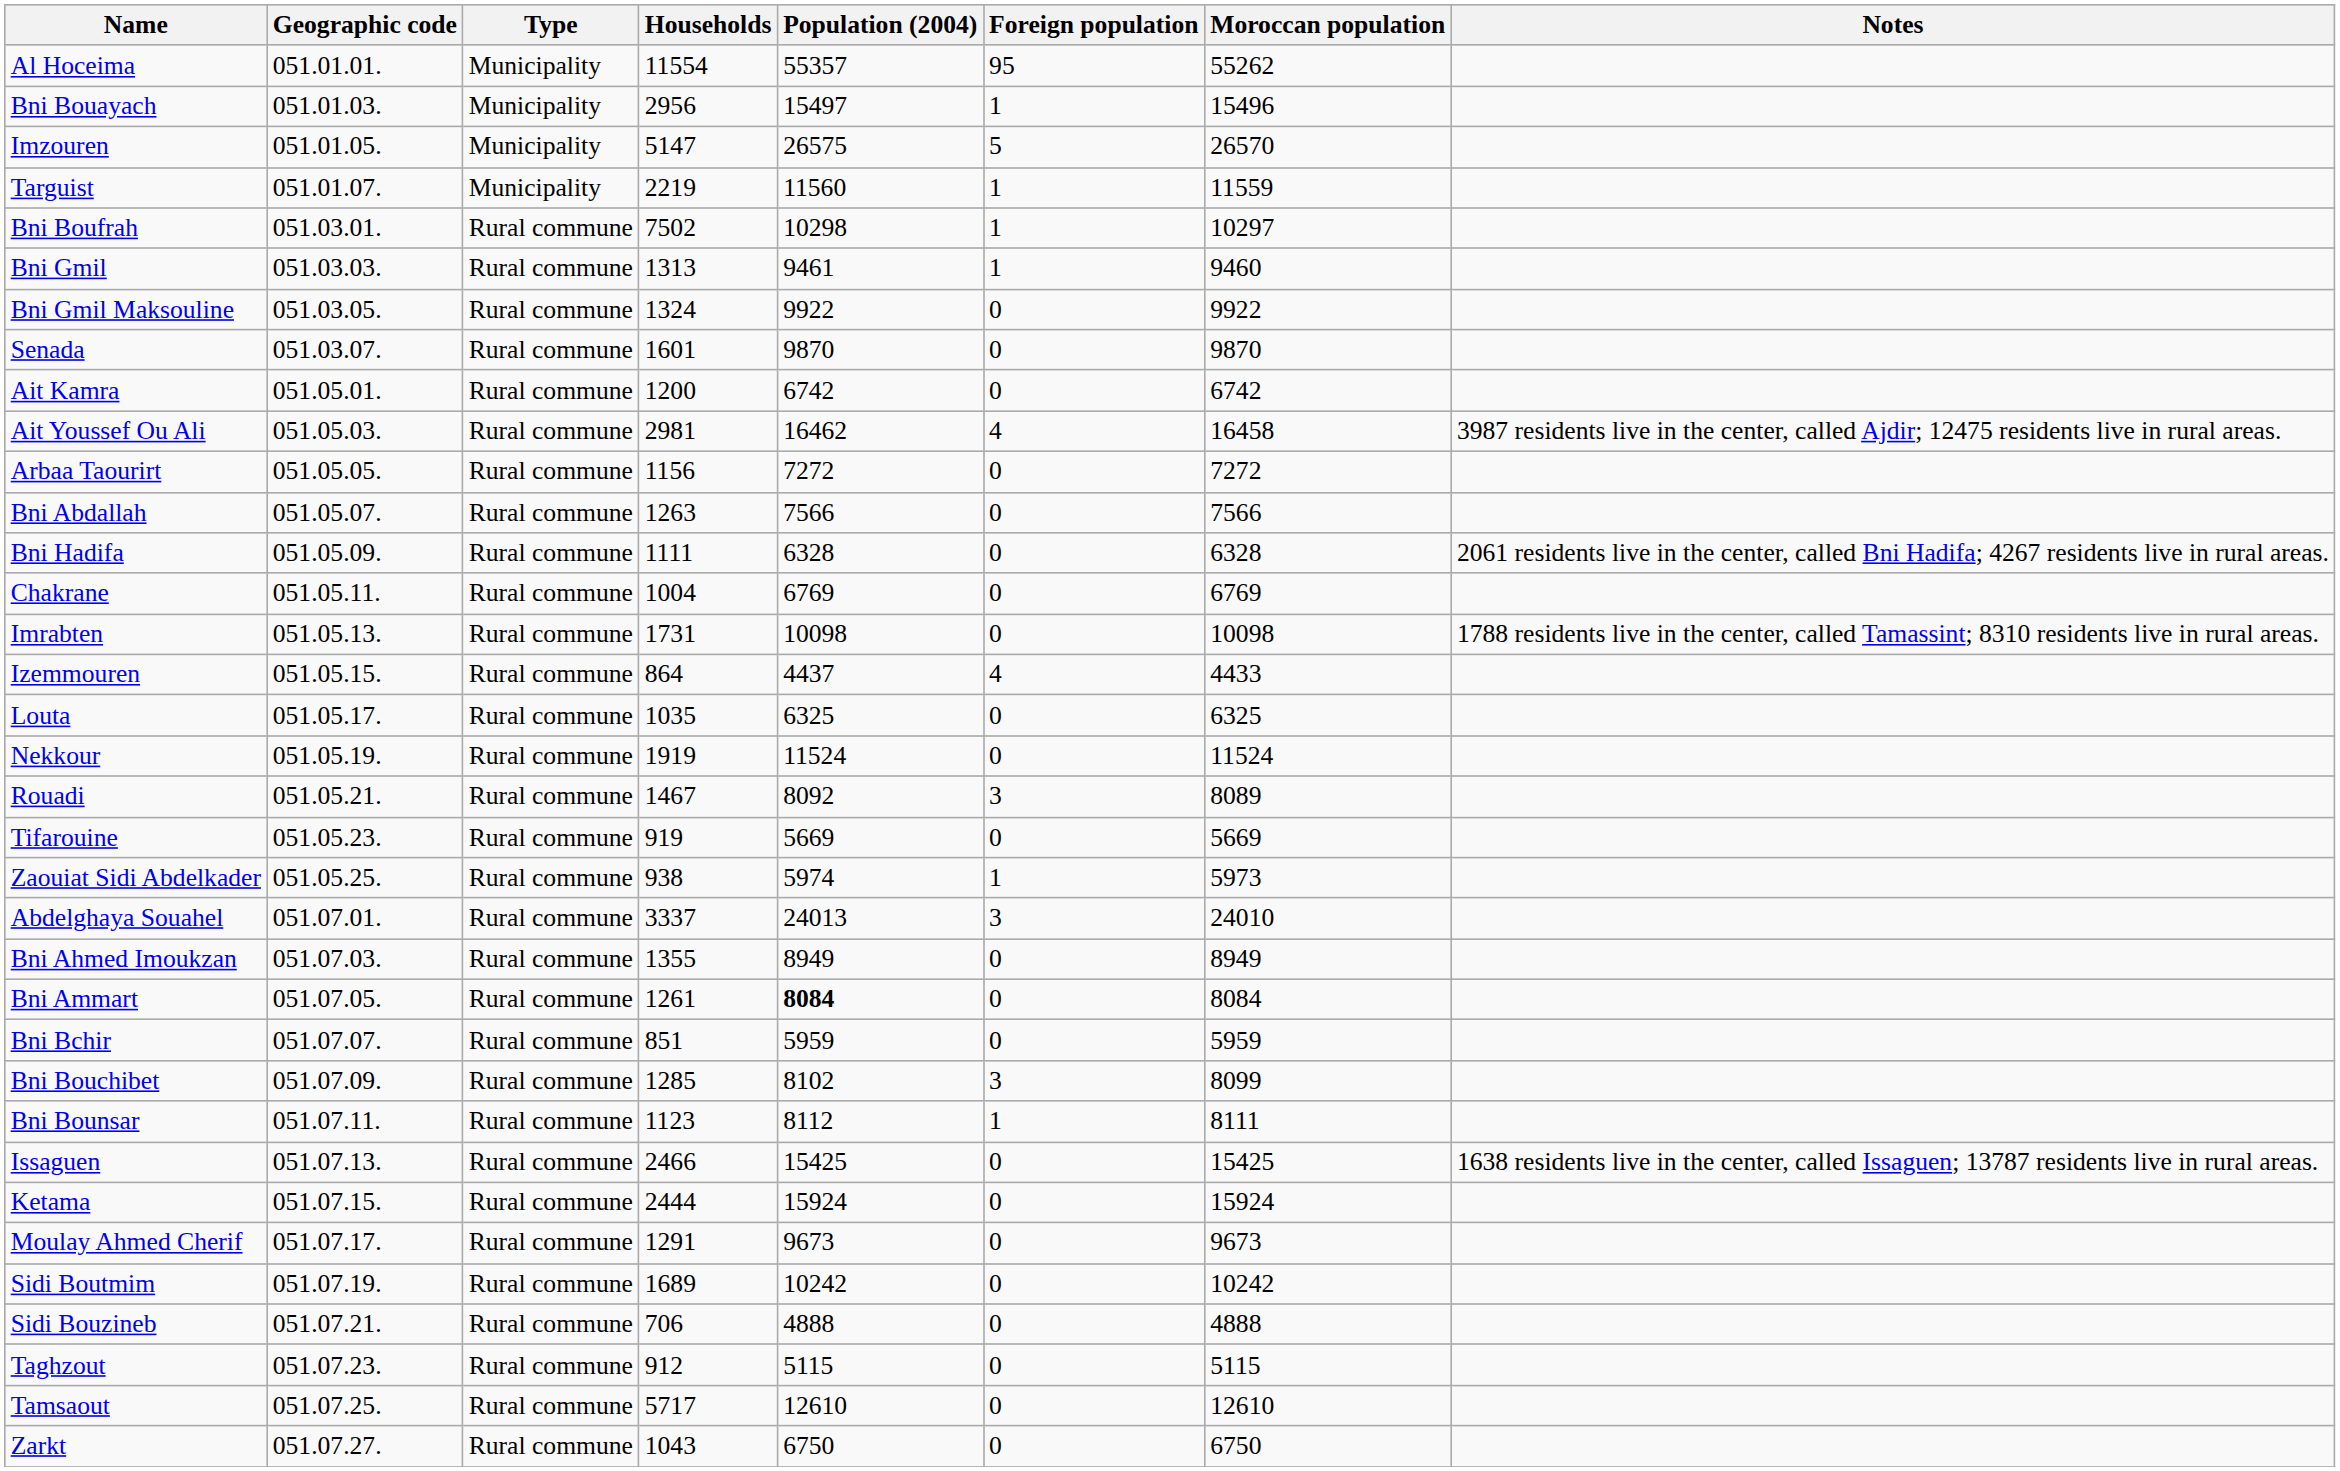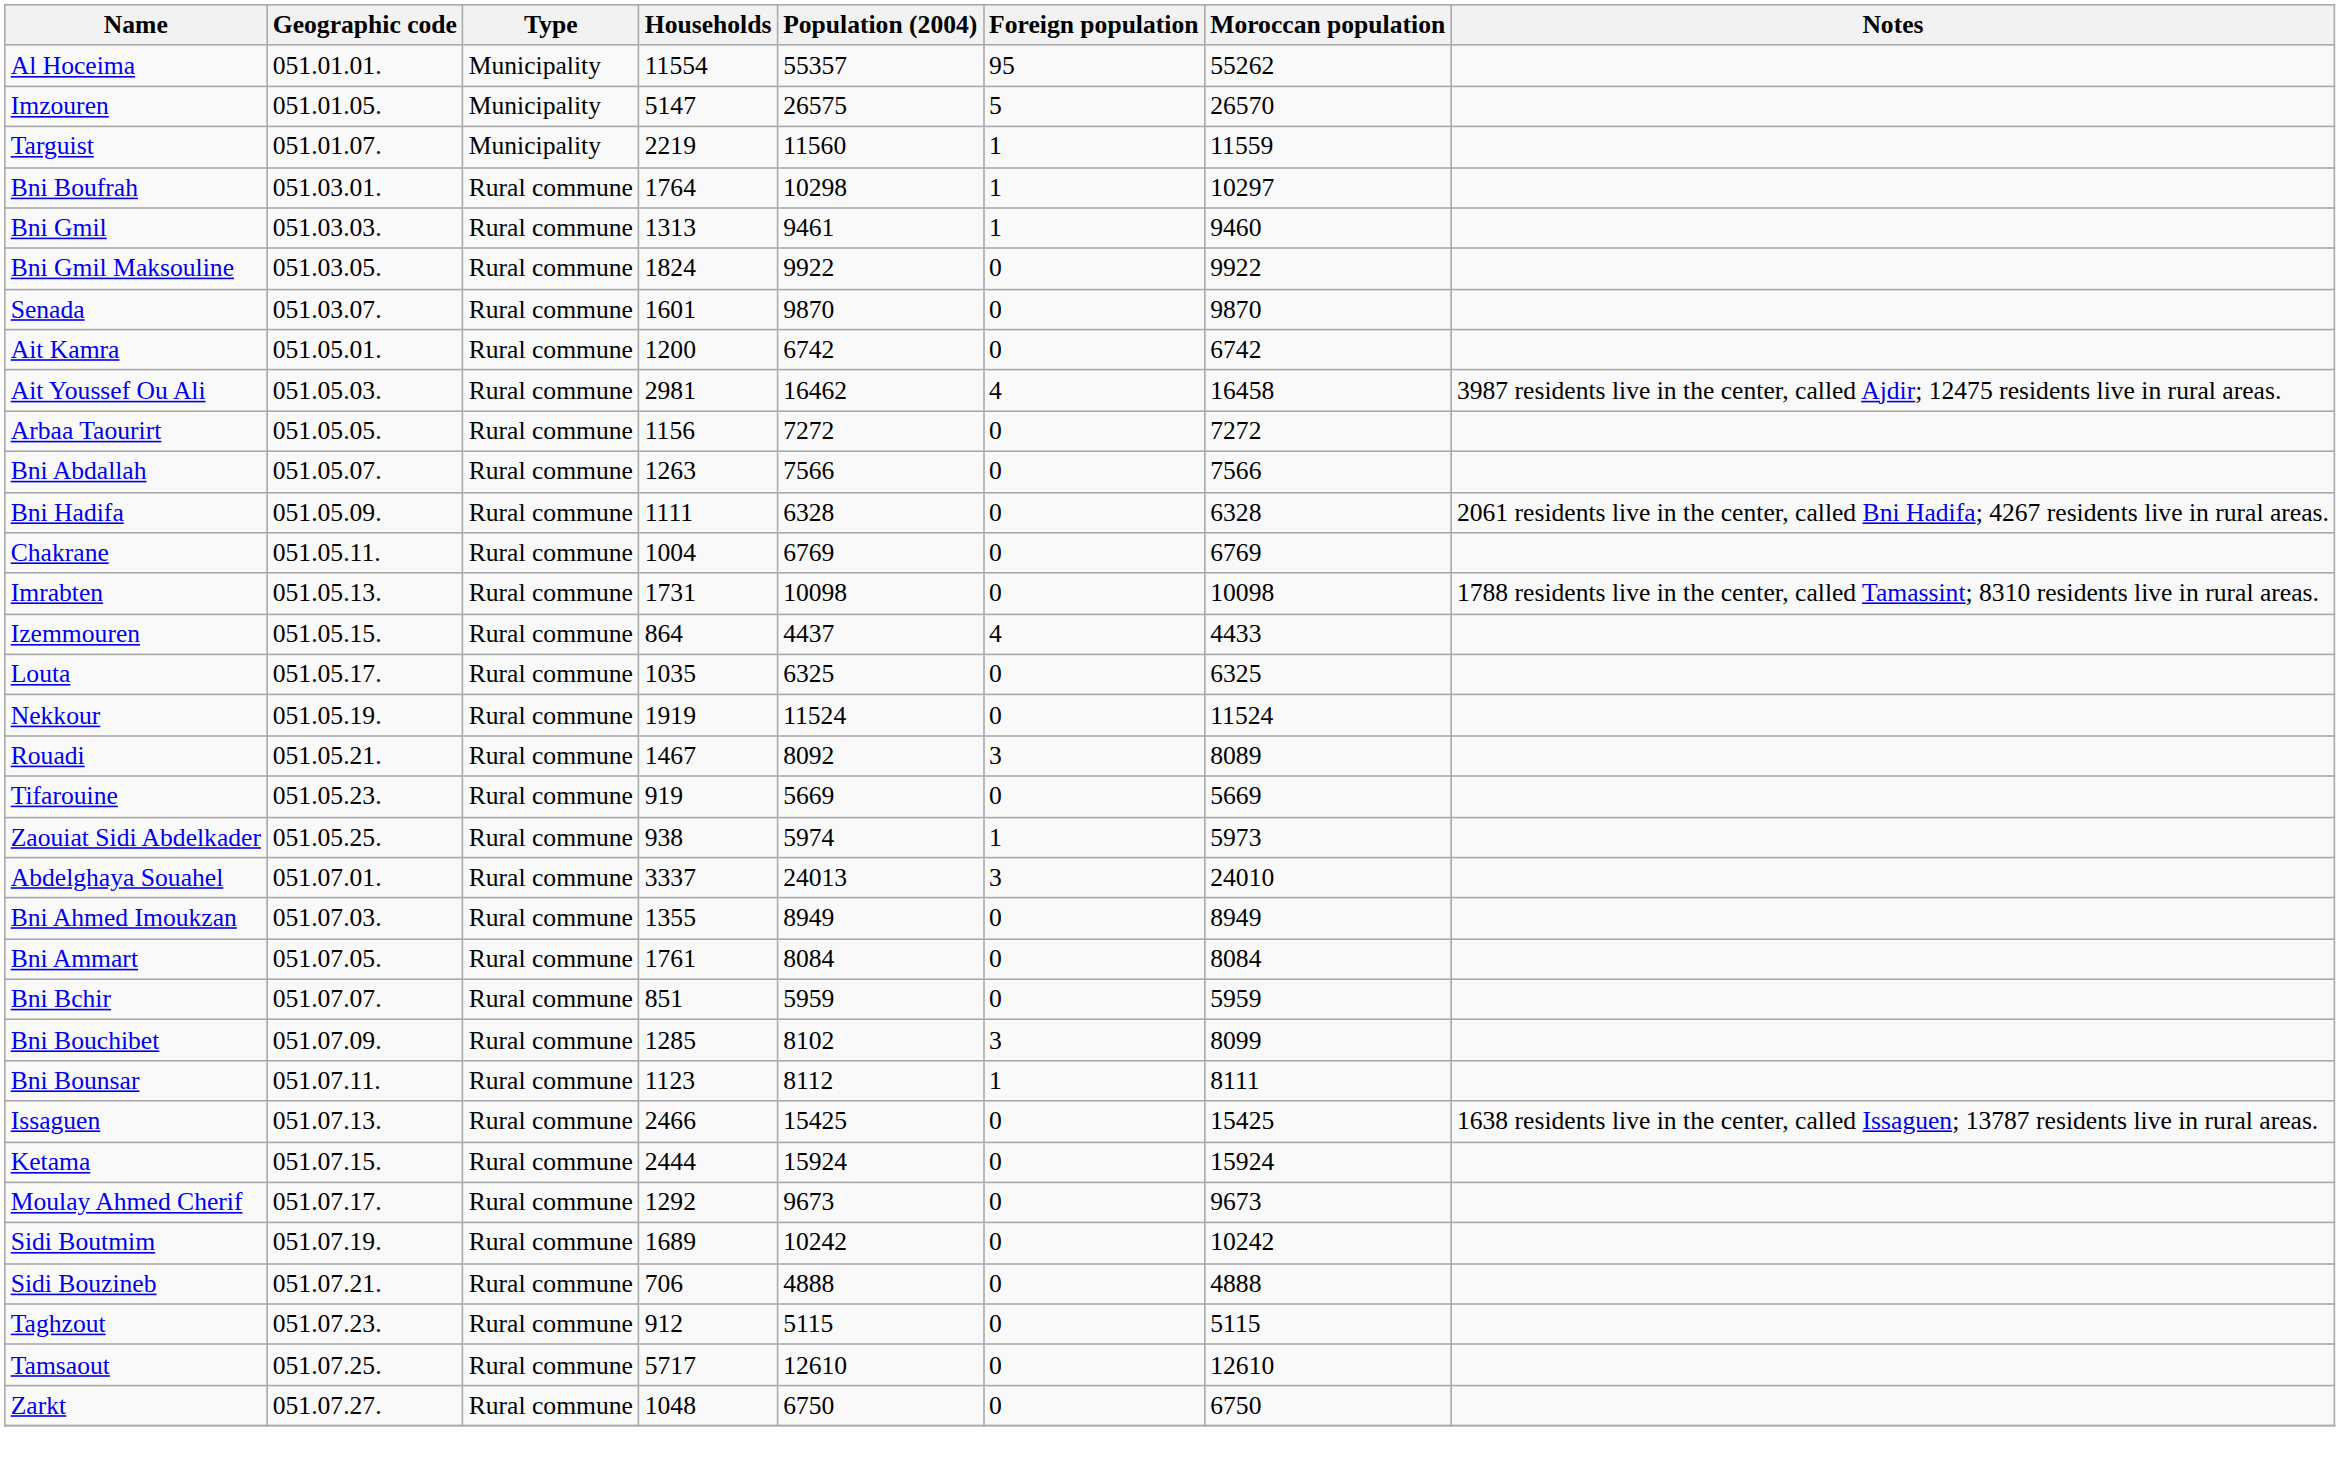- row: (84, 106)
(670, 227) 7502 -> (670, 187) 1764
(670, 308) 1324 -> (670, 268) 1824
(670, 999) 1261 -> (670, 958) 1761
(809, 999) bold -> (809, 958) normal
(670, 1242) 1291 -> (670, 1202) 1292
(670, 1445) 1043 -> (670, 1405) 1048
